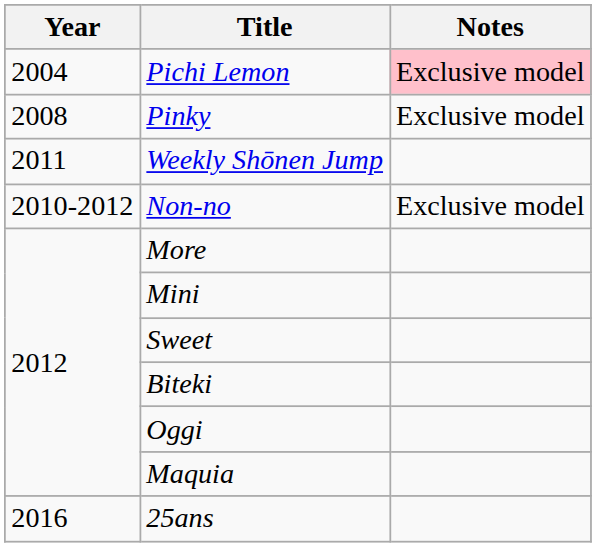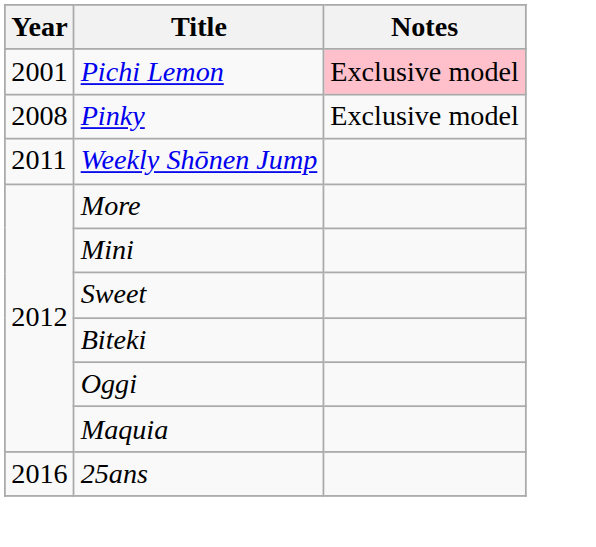(40, 71) 2004 -> (40, 71) 2001
- row: (189, 205)
